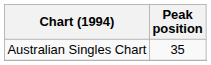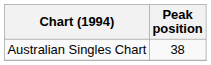(178, 49) 35 -> (178, 49) 38
